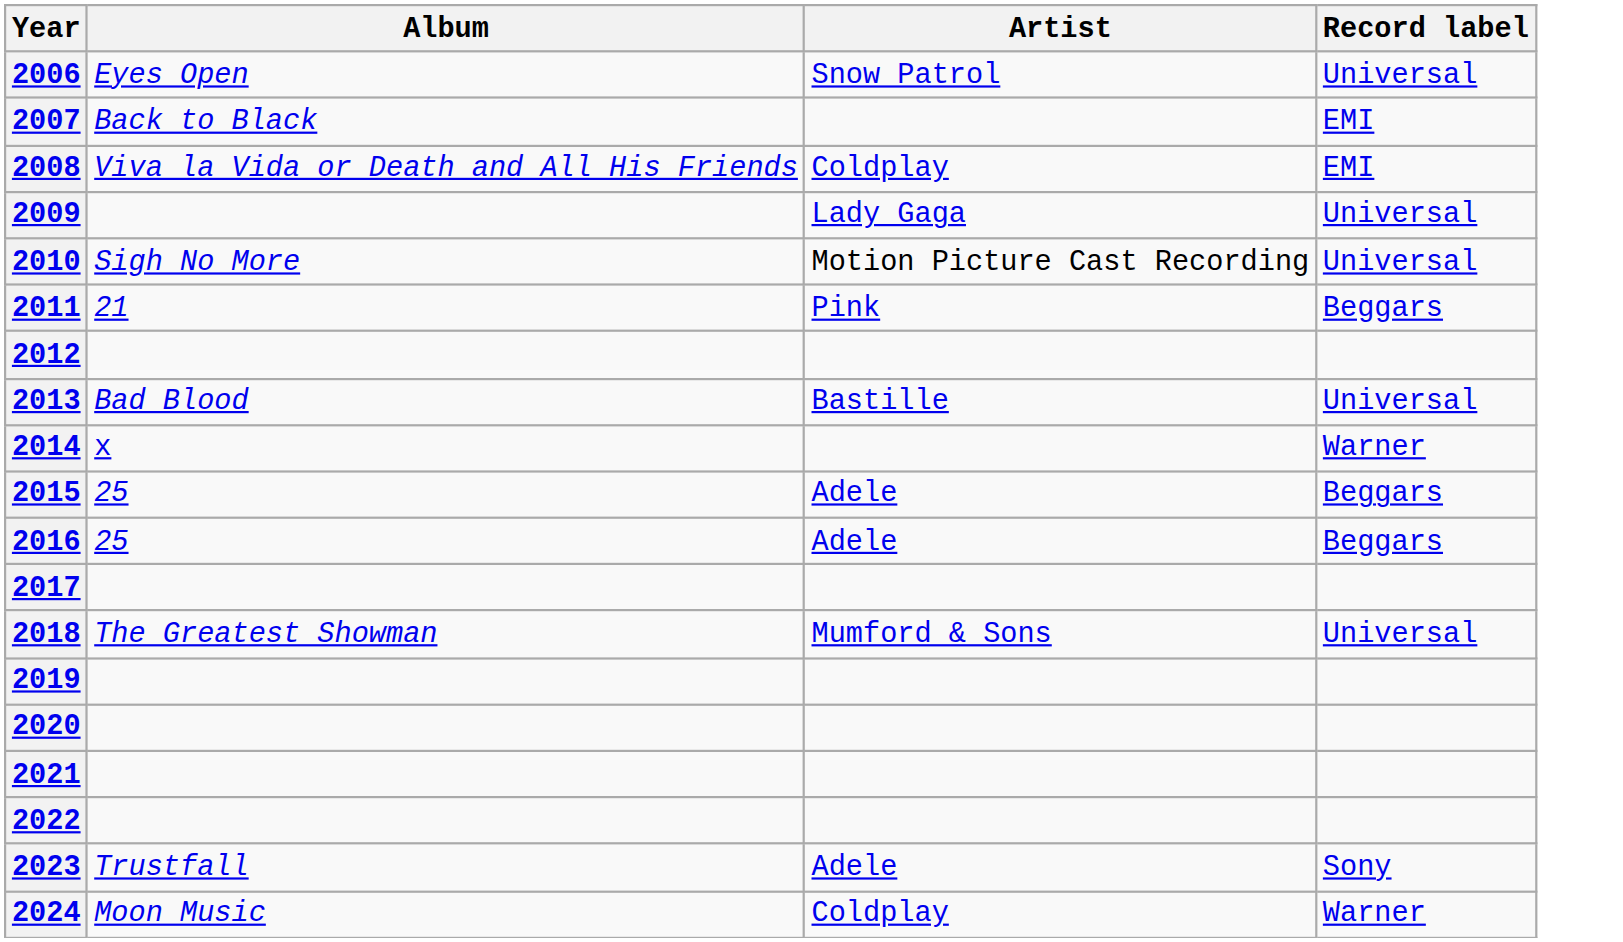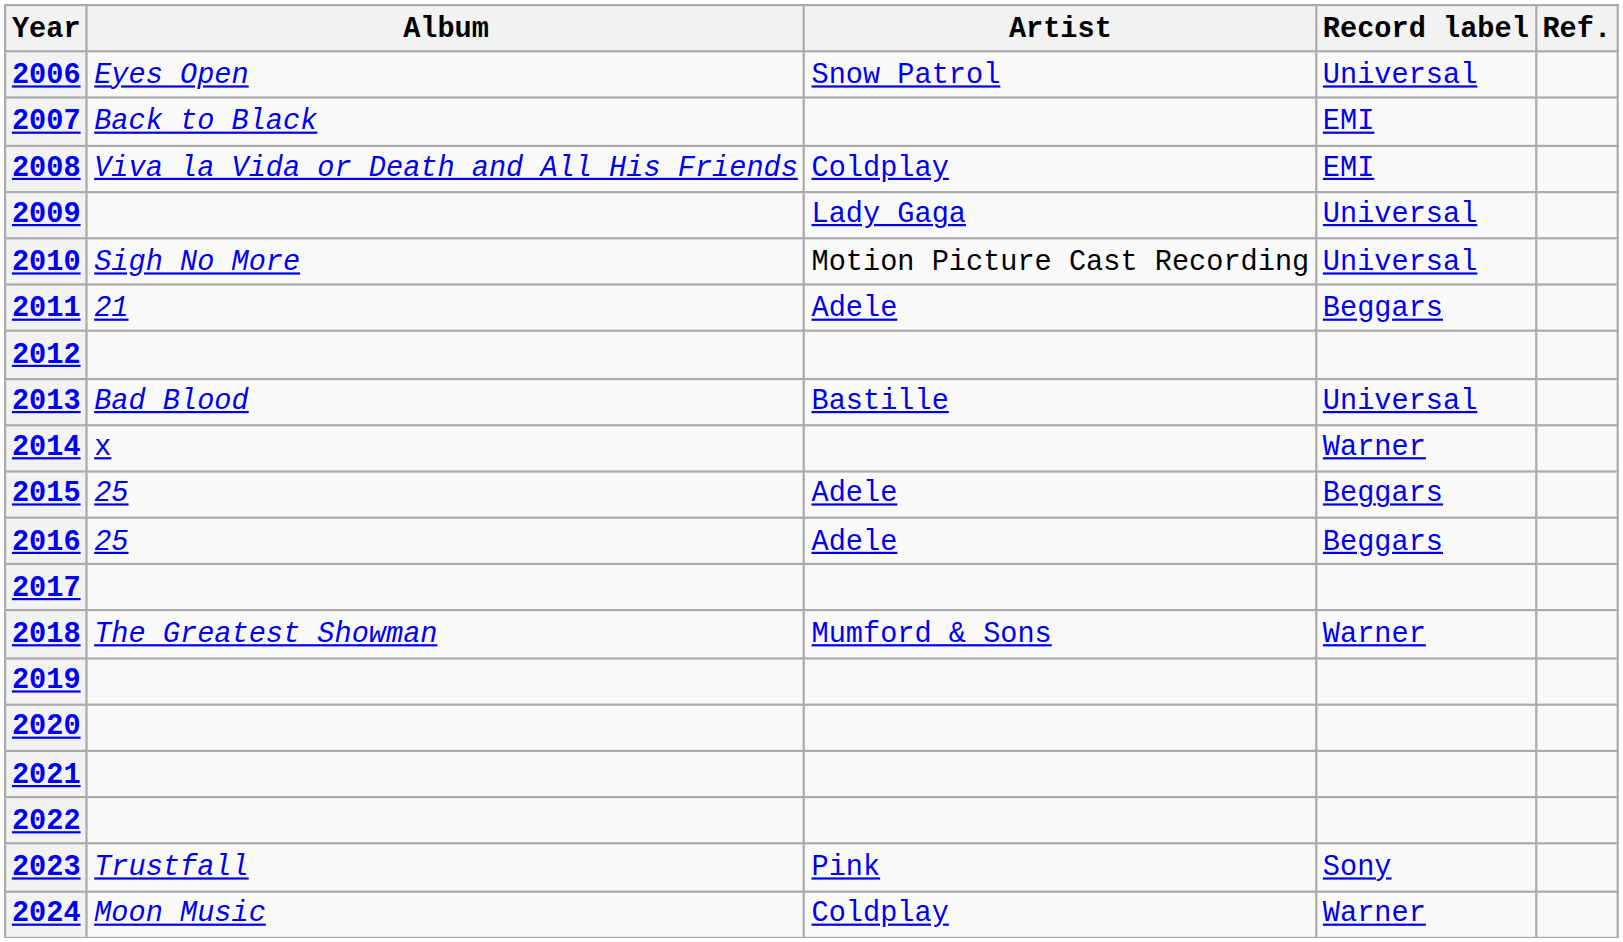+ column: (1577, 28)
(846, 308) Pink -> (854, 308) Adele
(1400, 634) Universal -> (1374, 634) Warner
(854, 867) Adele -> (846, 867) Pink
